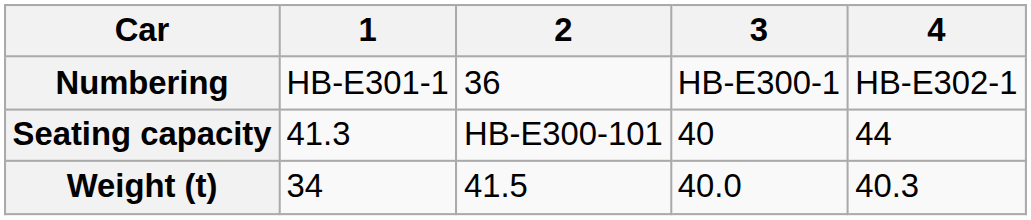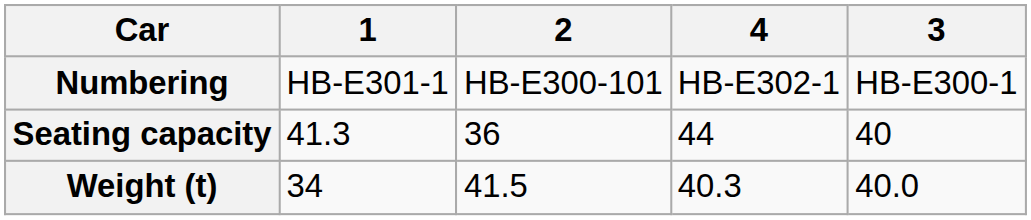columns swapped: (759, 30) <-> (936, 30)
(482, 82) 36 -> (563, 82) HB-E300-101
(563, 134) HB-E300-101 -> (482, 134) 36
